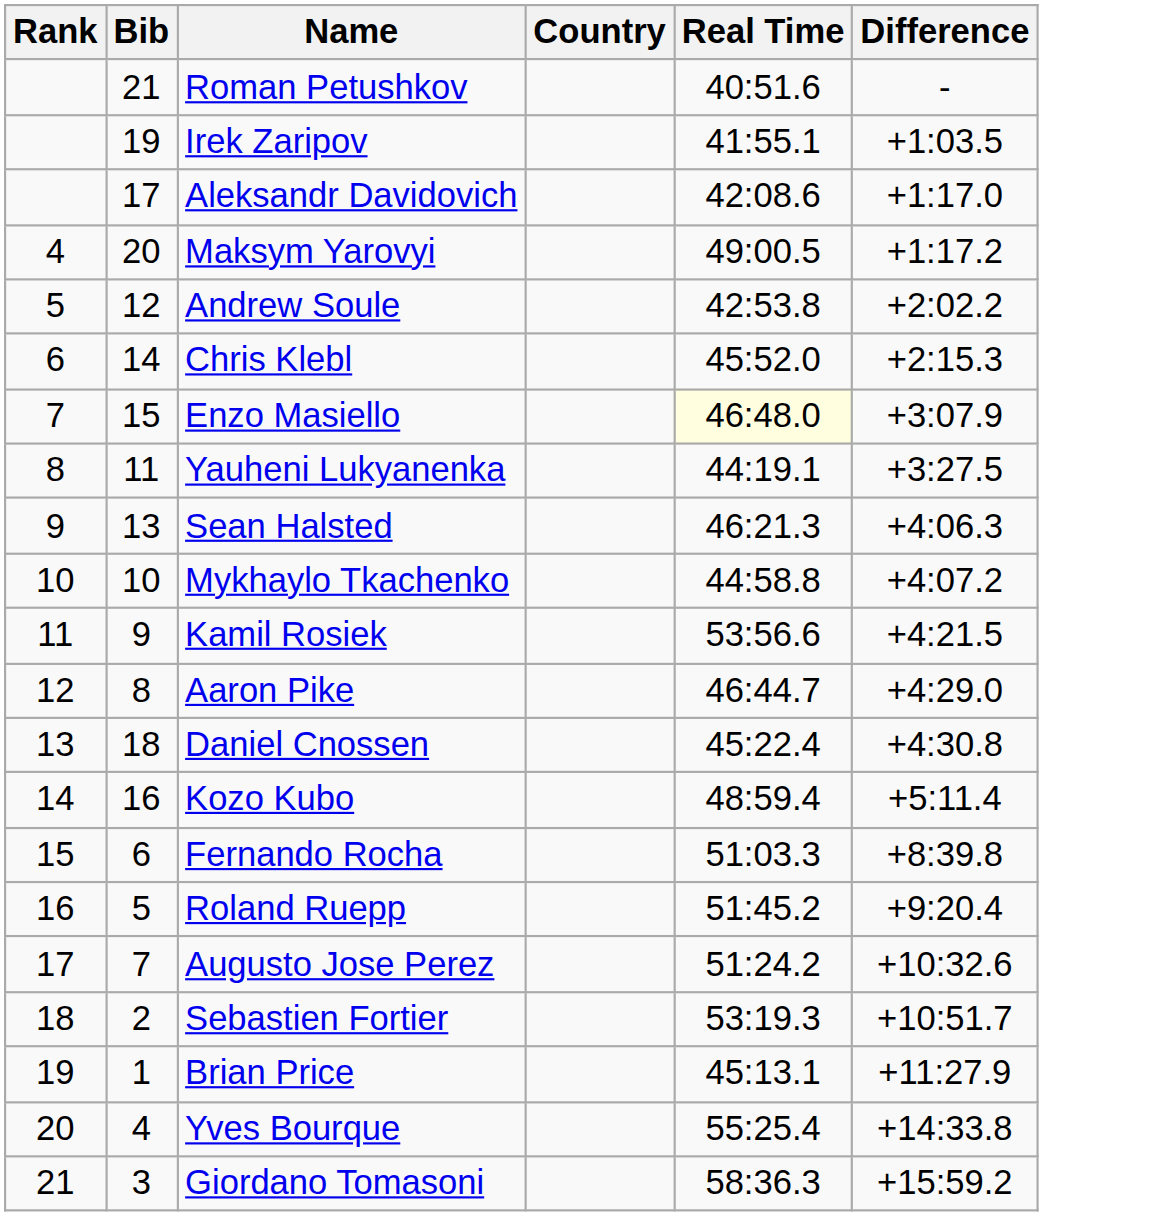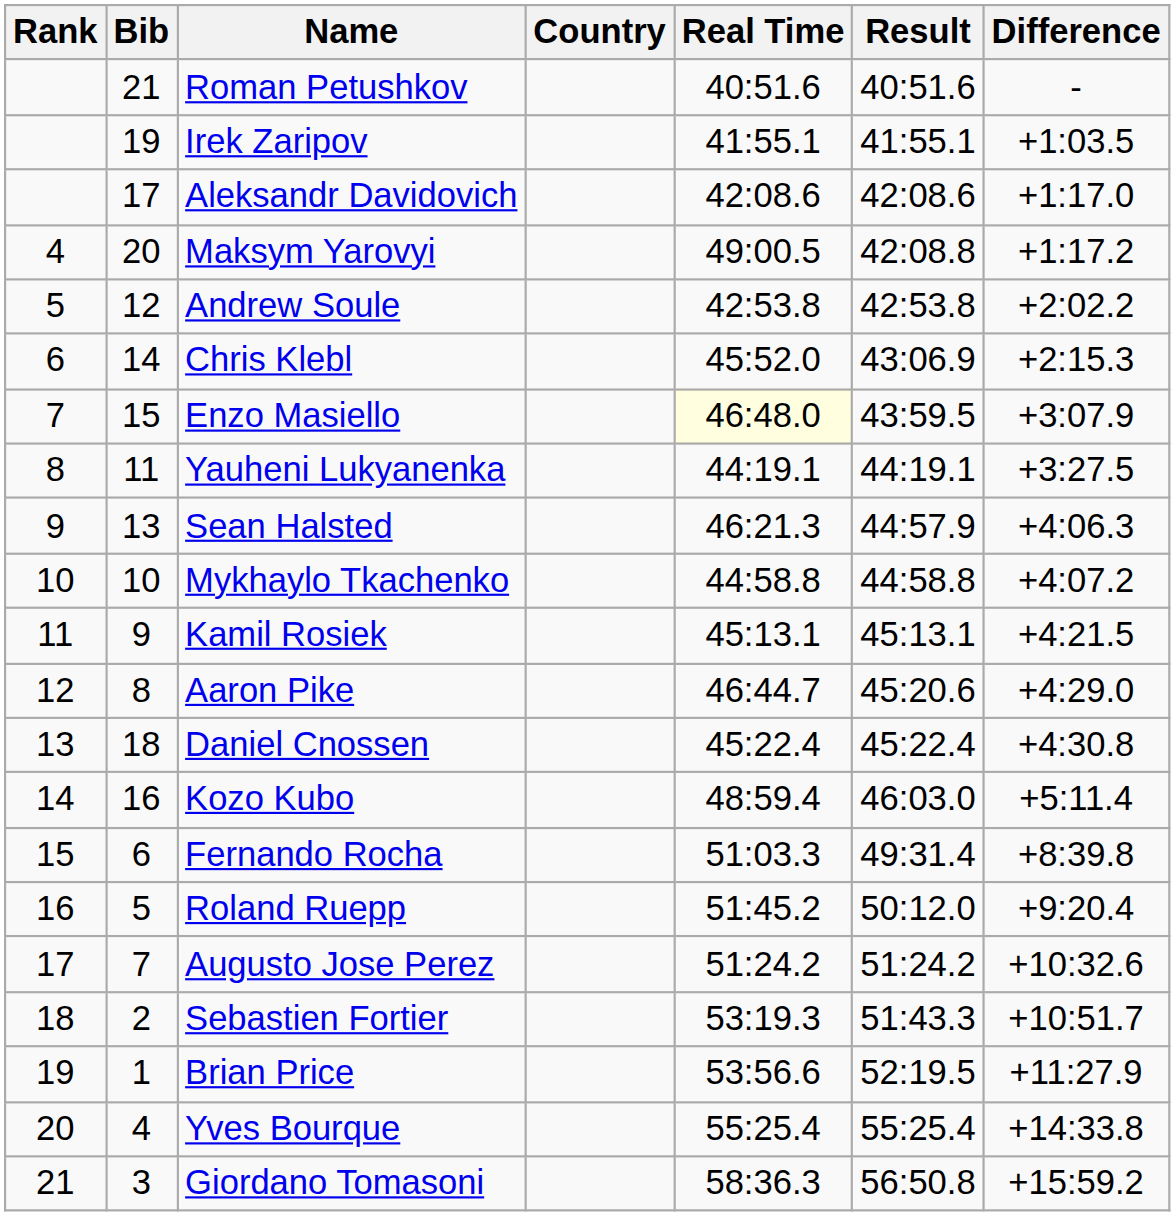+ column: (918, 31)
(763, 634) 53:56.6 -> (763, 634) 45:13.1
(763, 1073) 45:13.1 -> (763, 1073) 53:56.6
